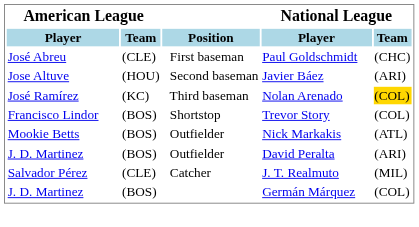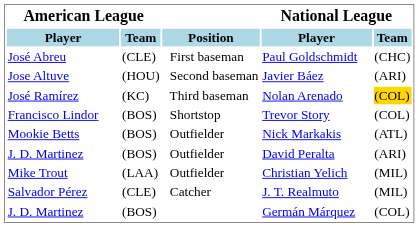+ row: (305, 172)
